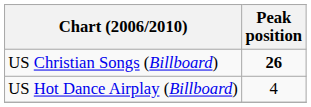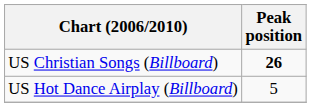(274, 89) 4 -> (274, 89) 5
